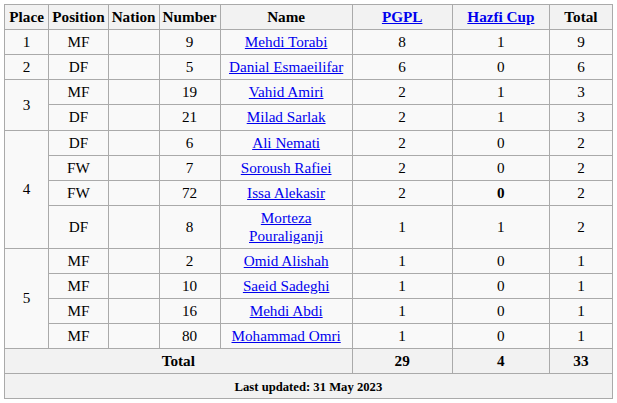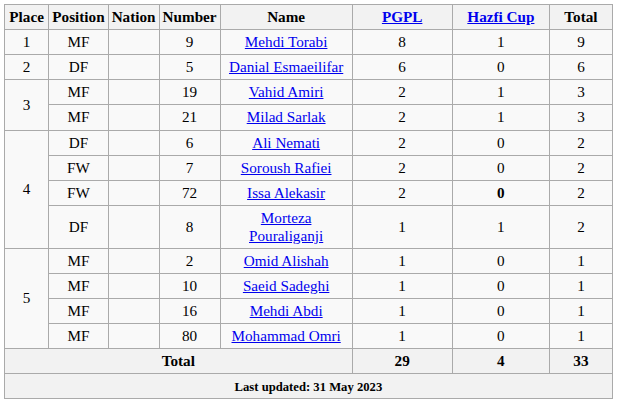(78, 117) DF -> (78, 117) MF
